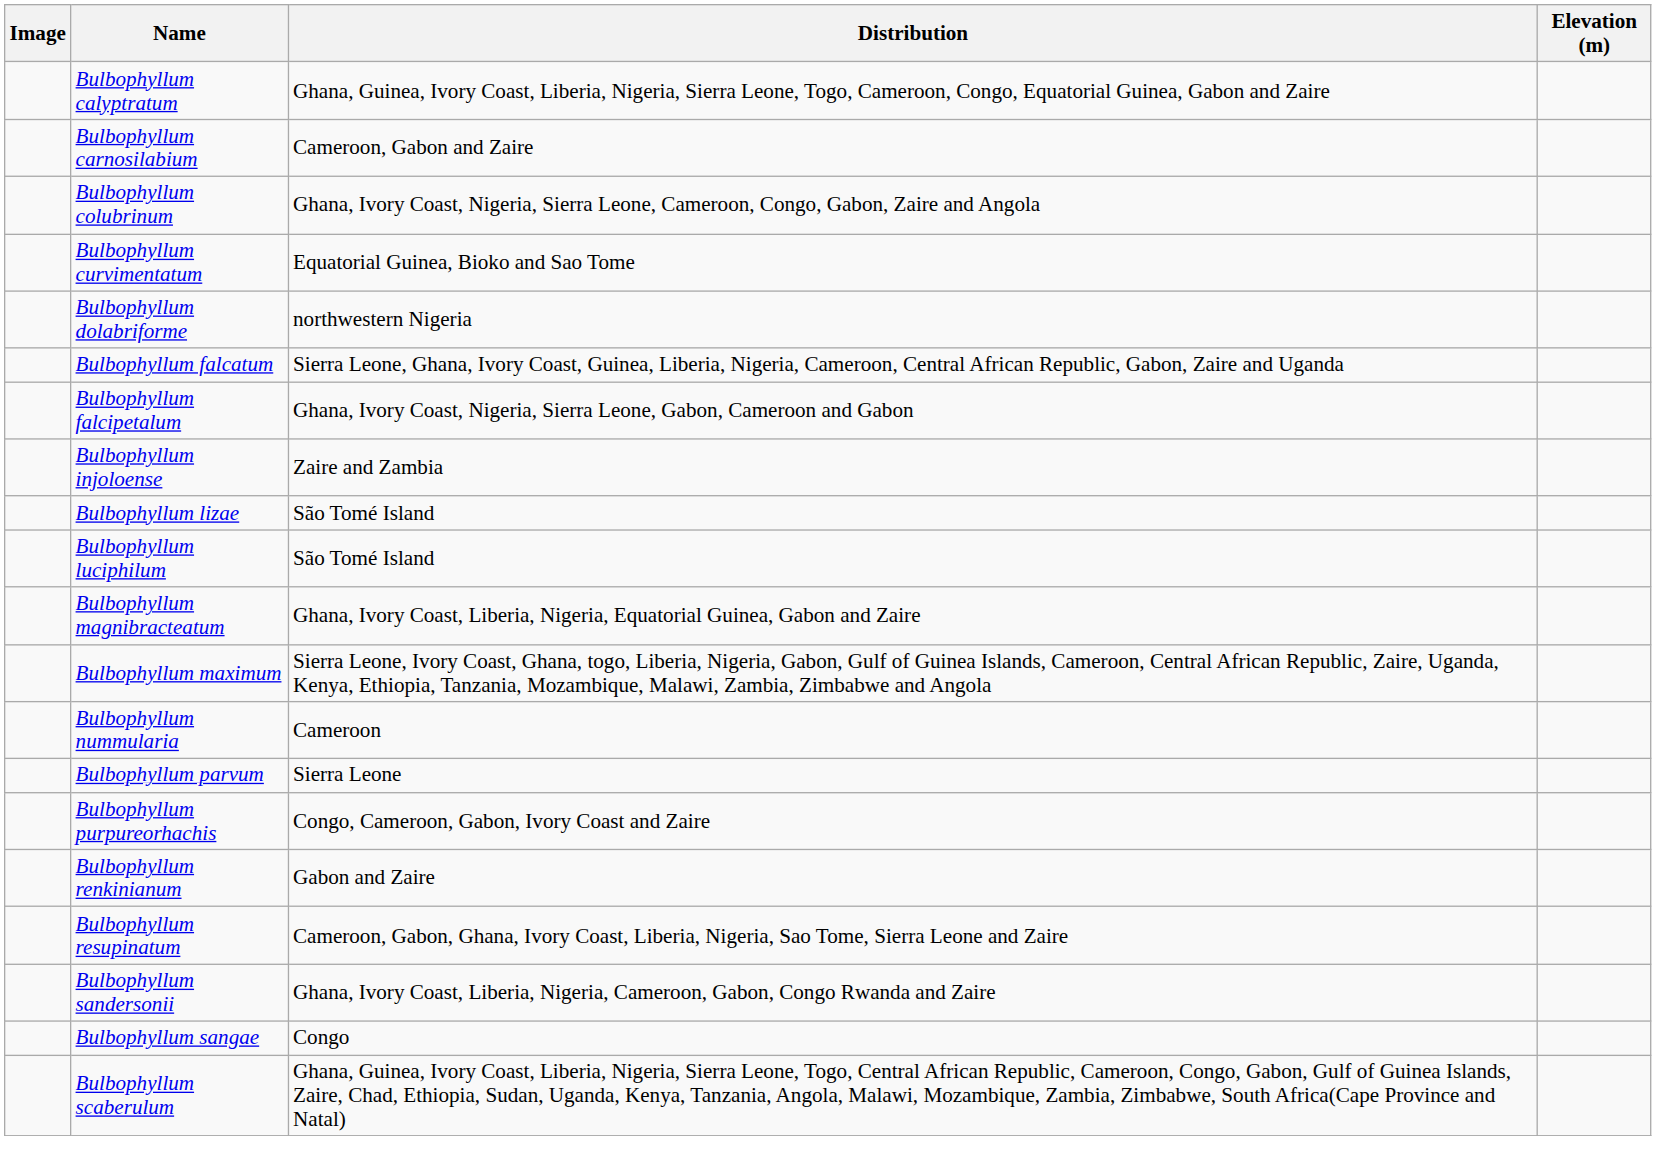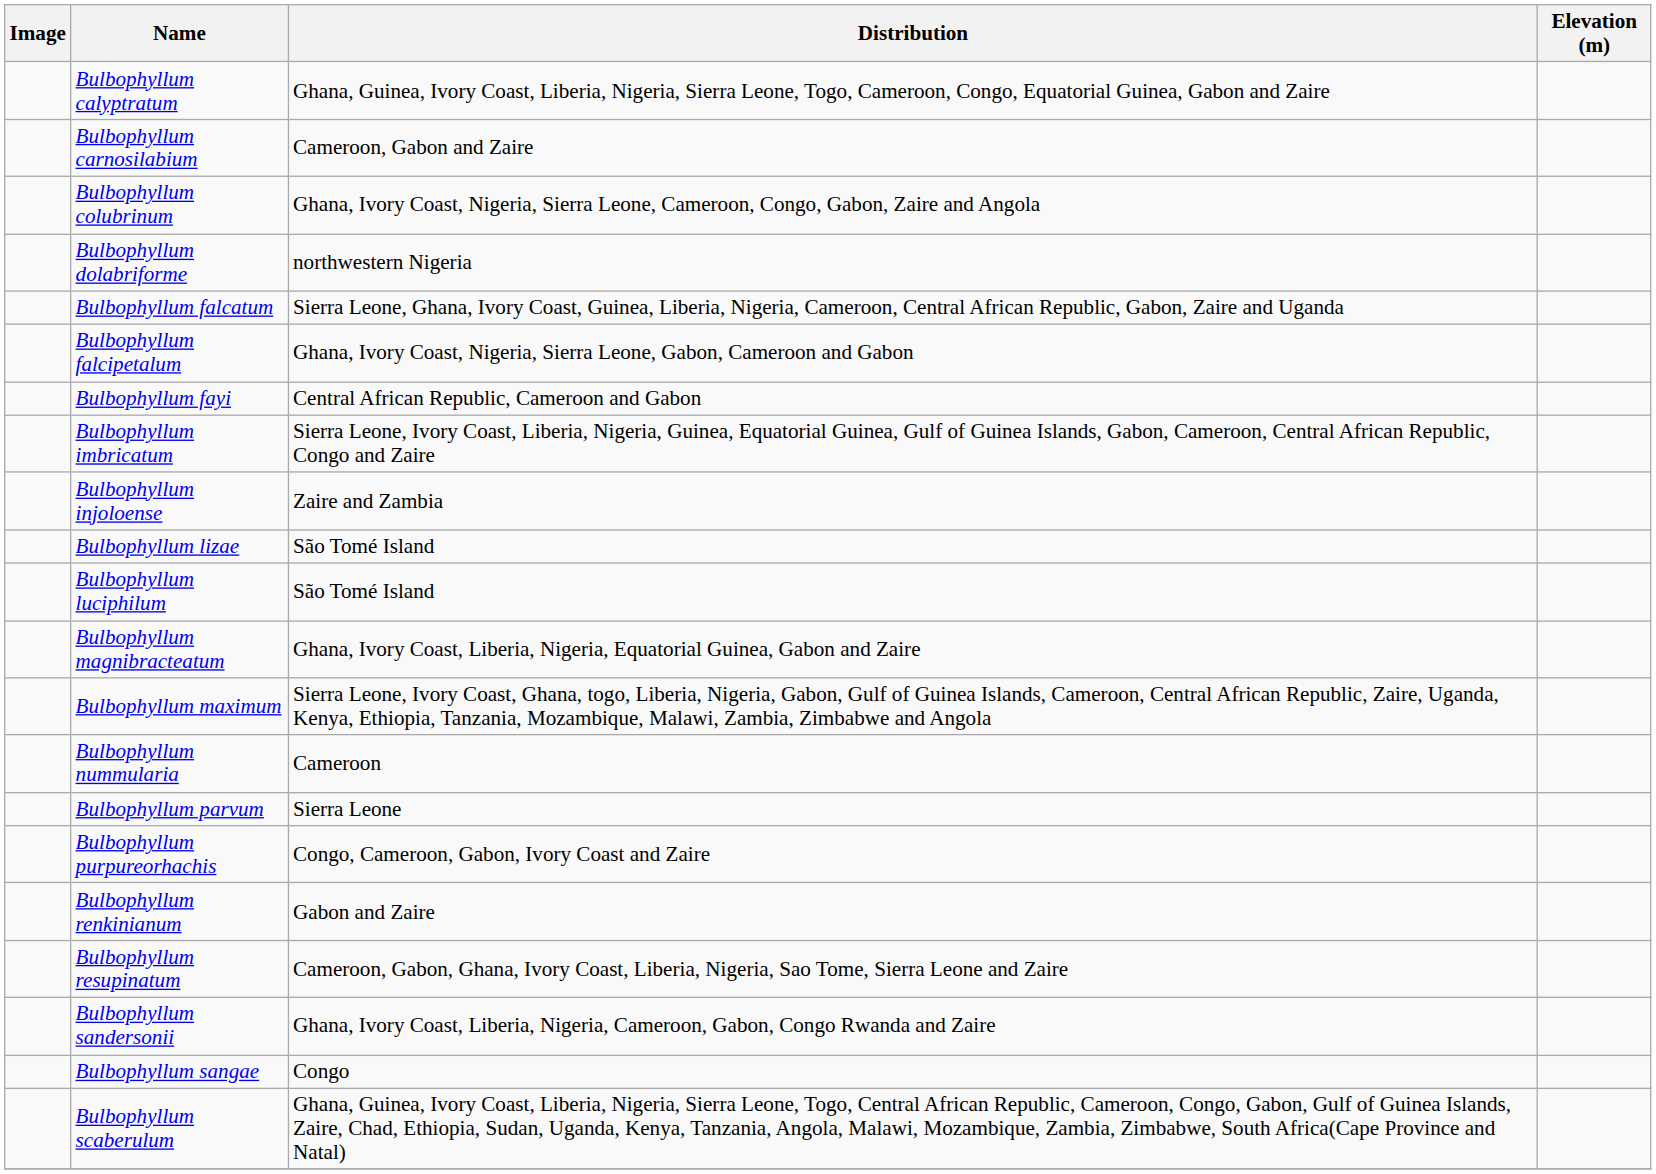- row: (139, 262)
+ row: (153, 398)
+ row: (135, 443)
